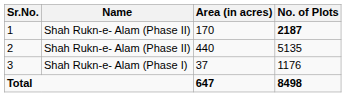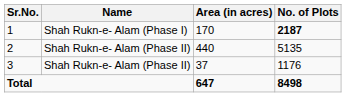(117, 30) Shah Rukn-e- Alam (Phase II) -> (116, 30) Shah Rukn-e- Alam (Phase I)
(116, 65) Shah Rukn-e- Alam (Phase I) -> (117, 65) Shah Rukn-e- Alam (Phase II)
